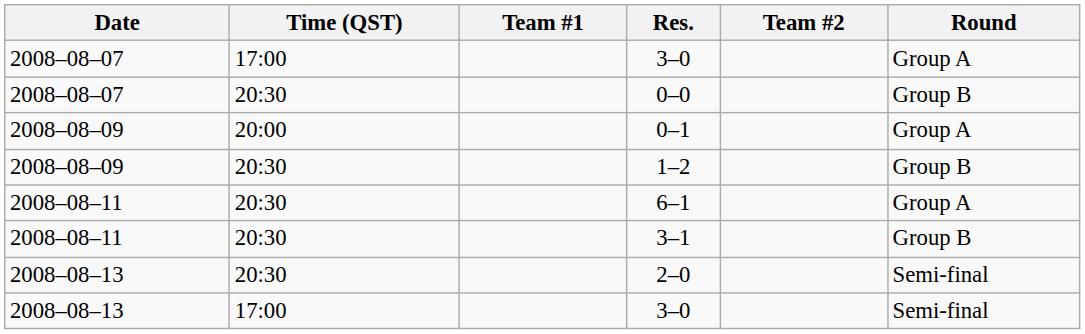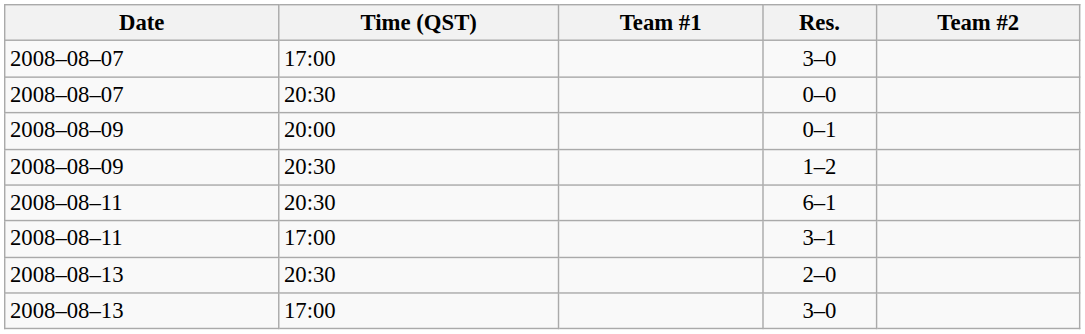- column: (984, 22)
(261, 238) 20:30 -> (310, 238) 17:00
